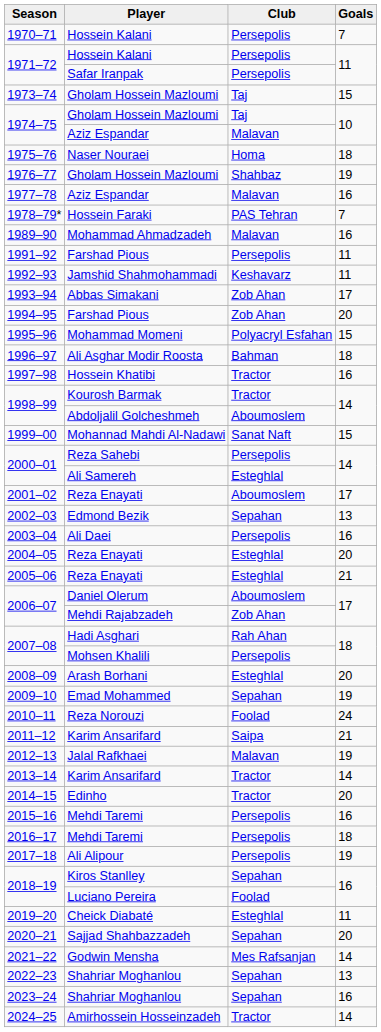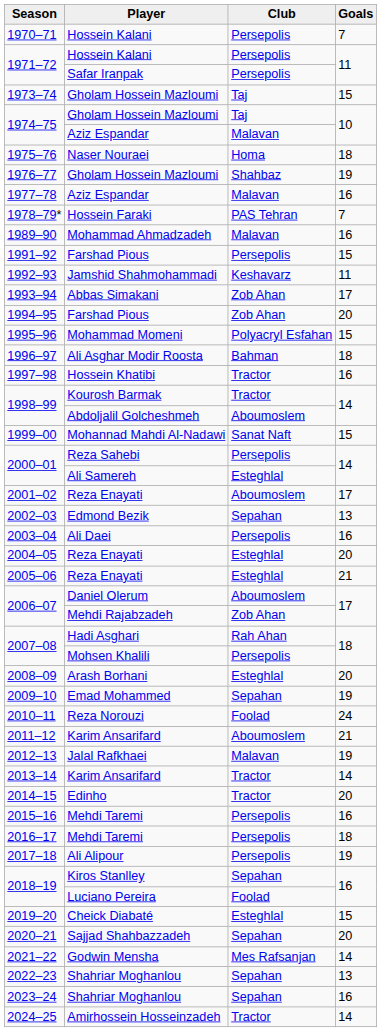(345, 255) 11 -> (345, 255) 15
(247, 736) Saipa -> (268, 736) Aboumoslem
(345, 916) 11 -> (345, 916) 15
